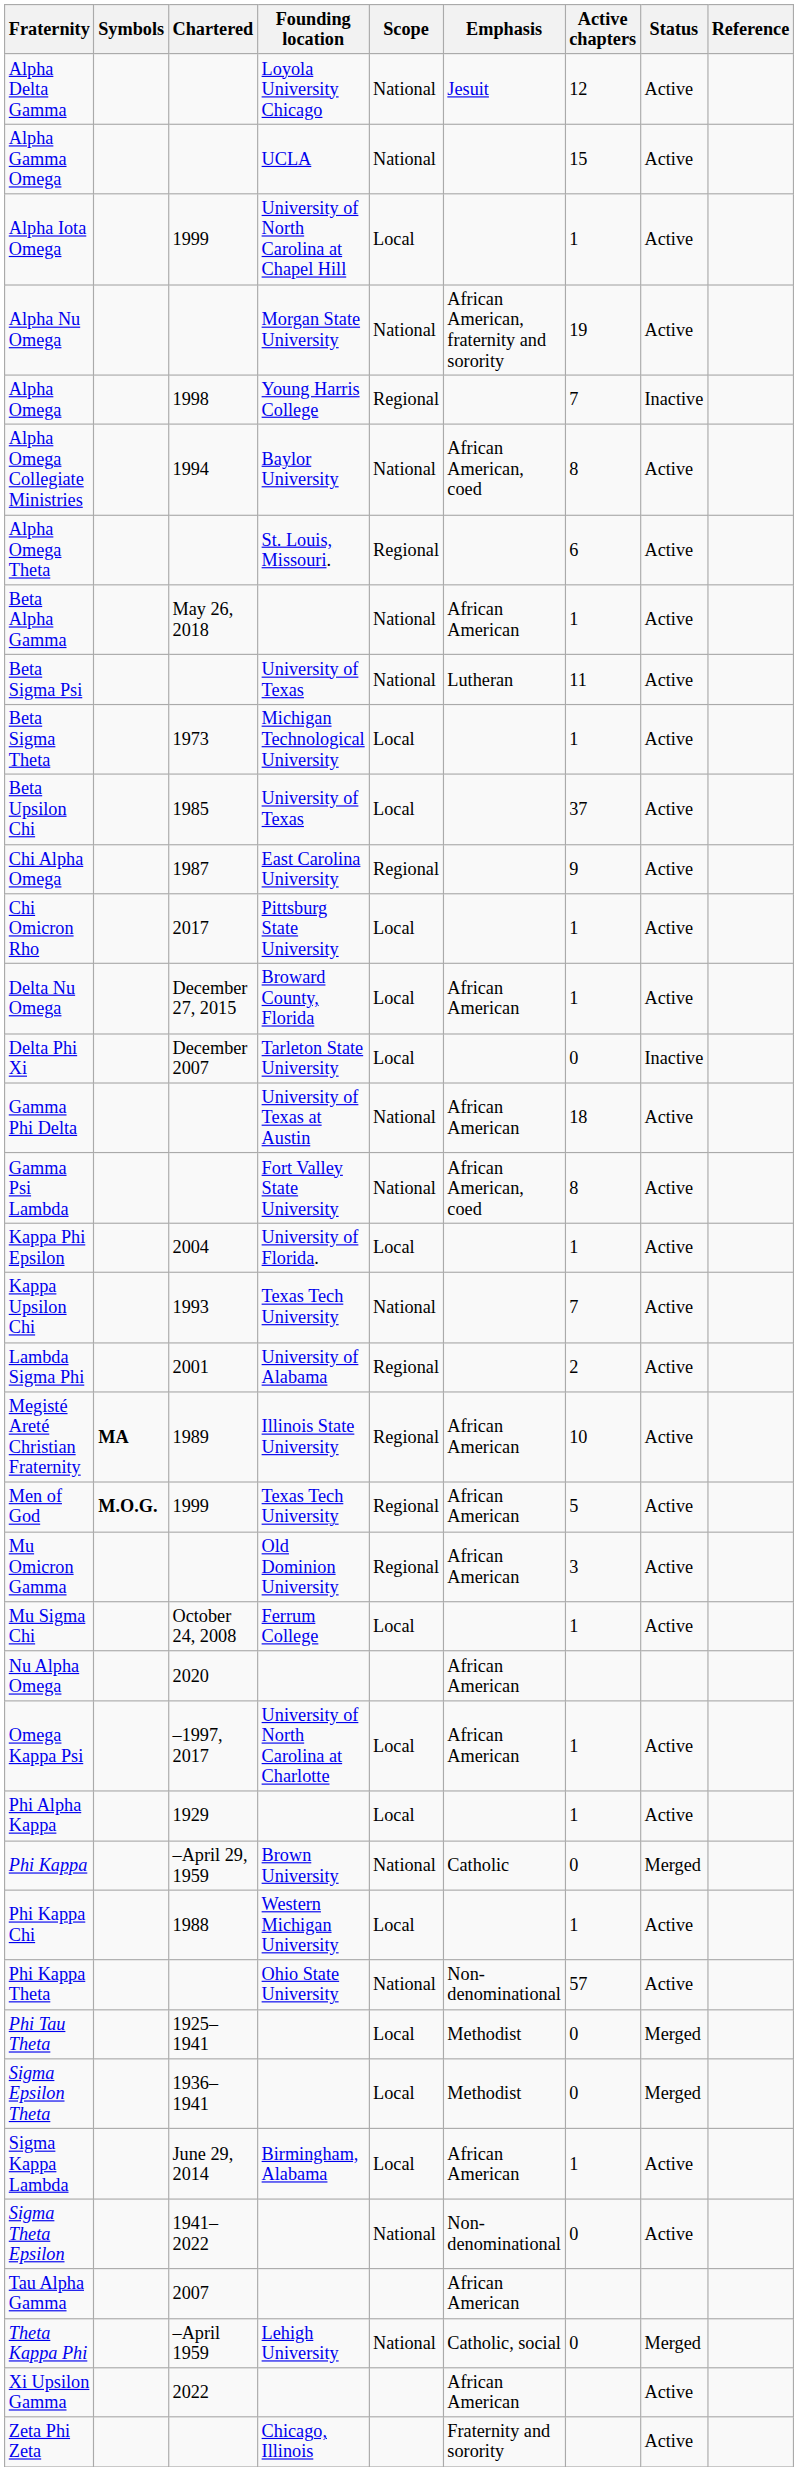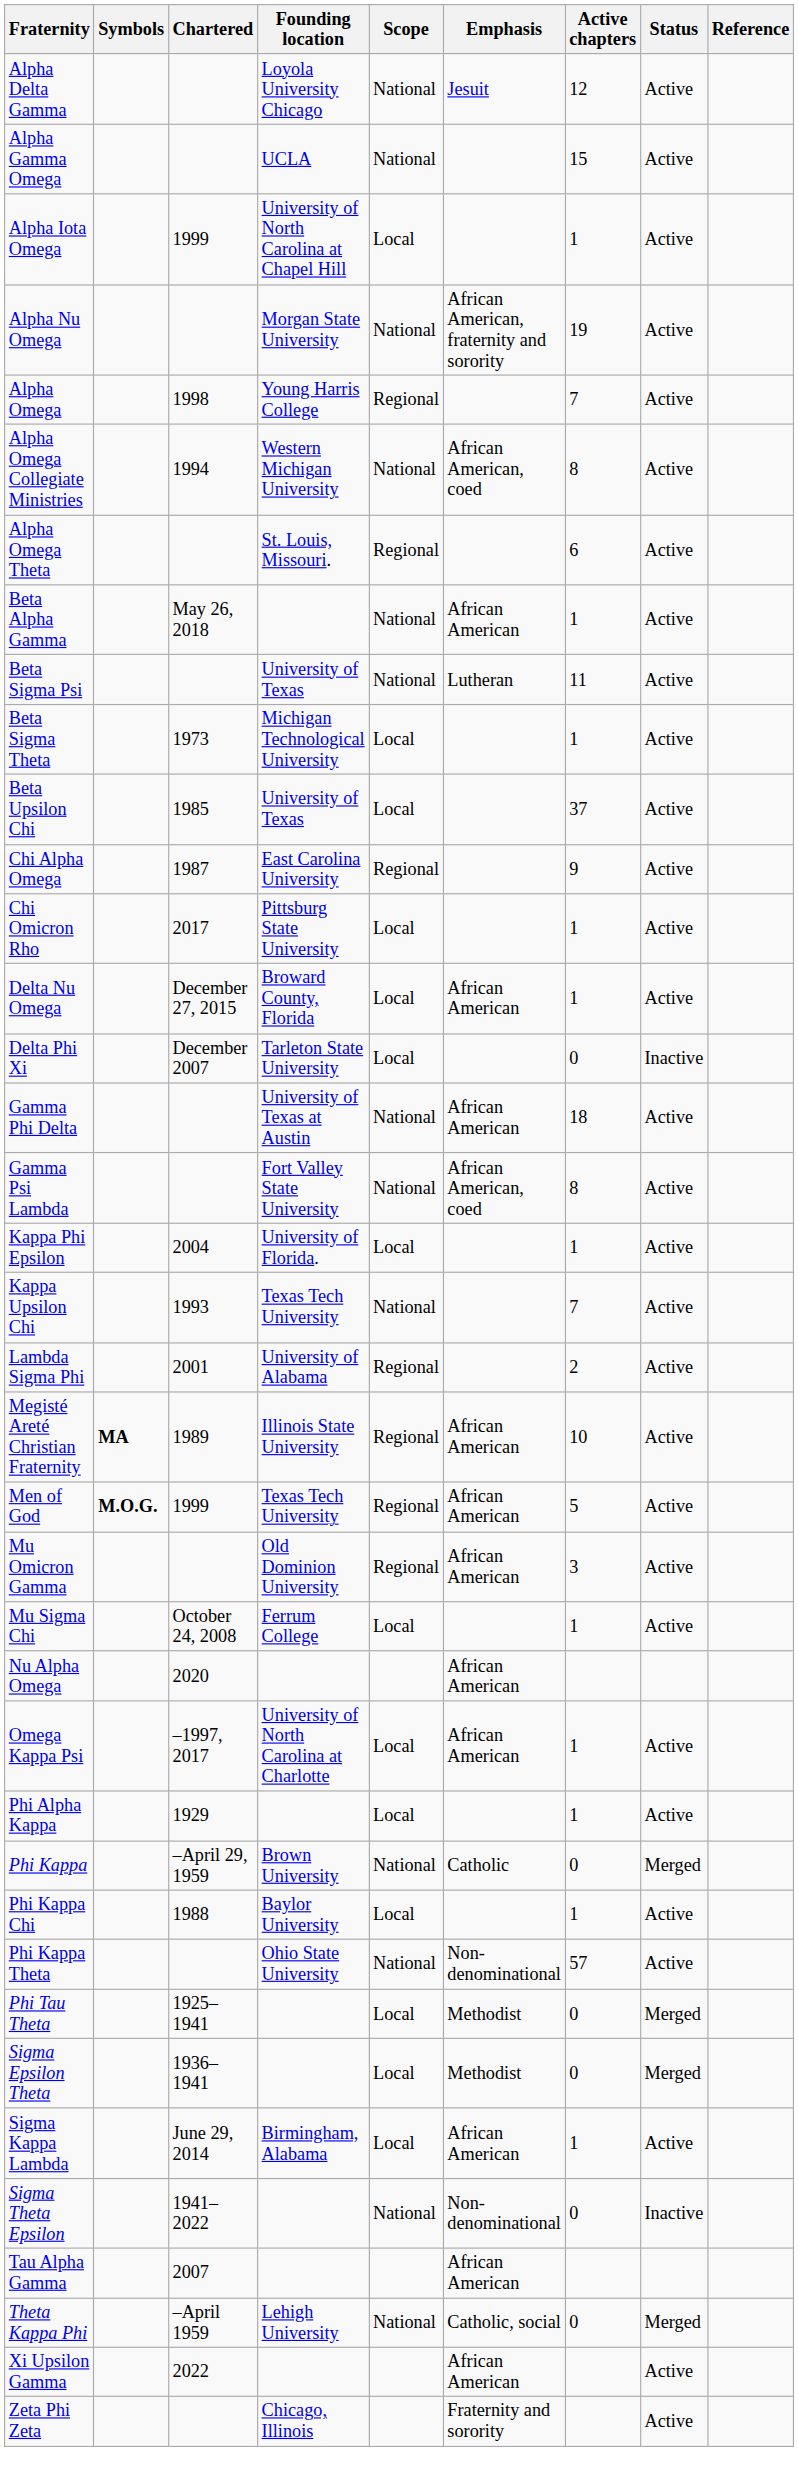(674, 399) Inactive -> (669, 399) Active
(300, 469) Baylor University -> (300, 469) Western Michigan University
(300, 1924) Western Michigan University -> (300, 1914) Baylor University
(669, 2233) Active -> (674, 2213) Inactive
